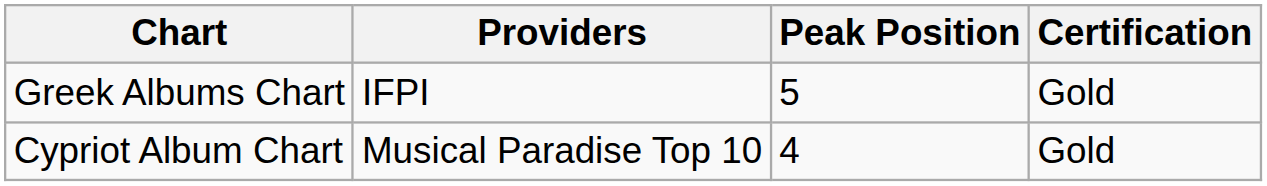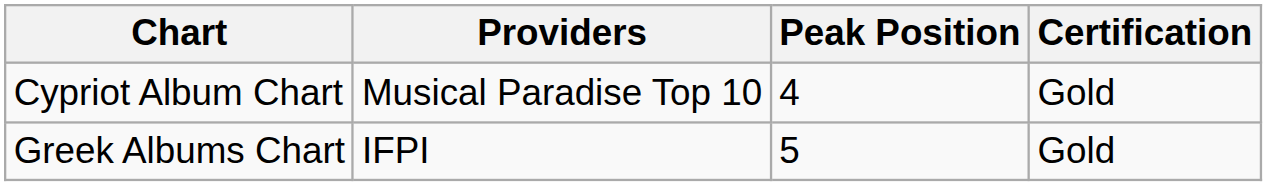rows swapped: (179, 92) <-> (178, 150)
